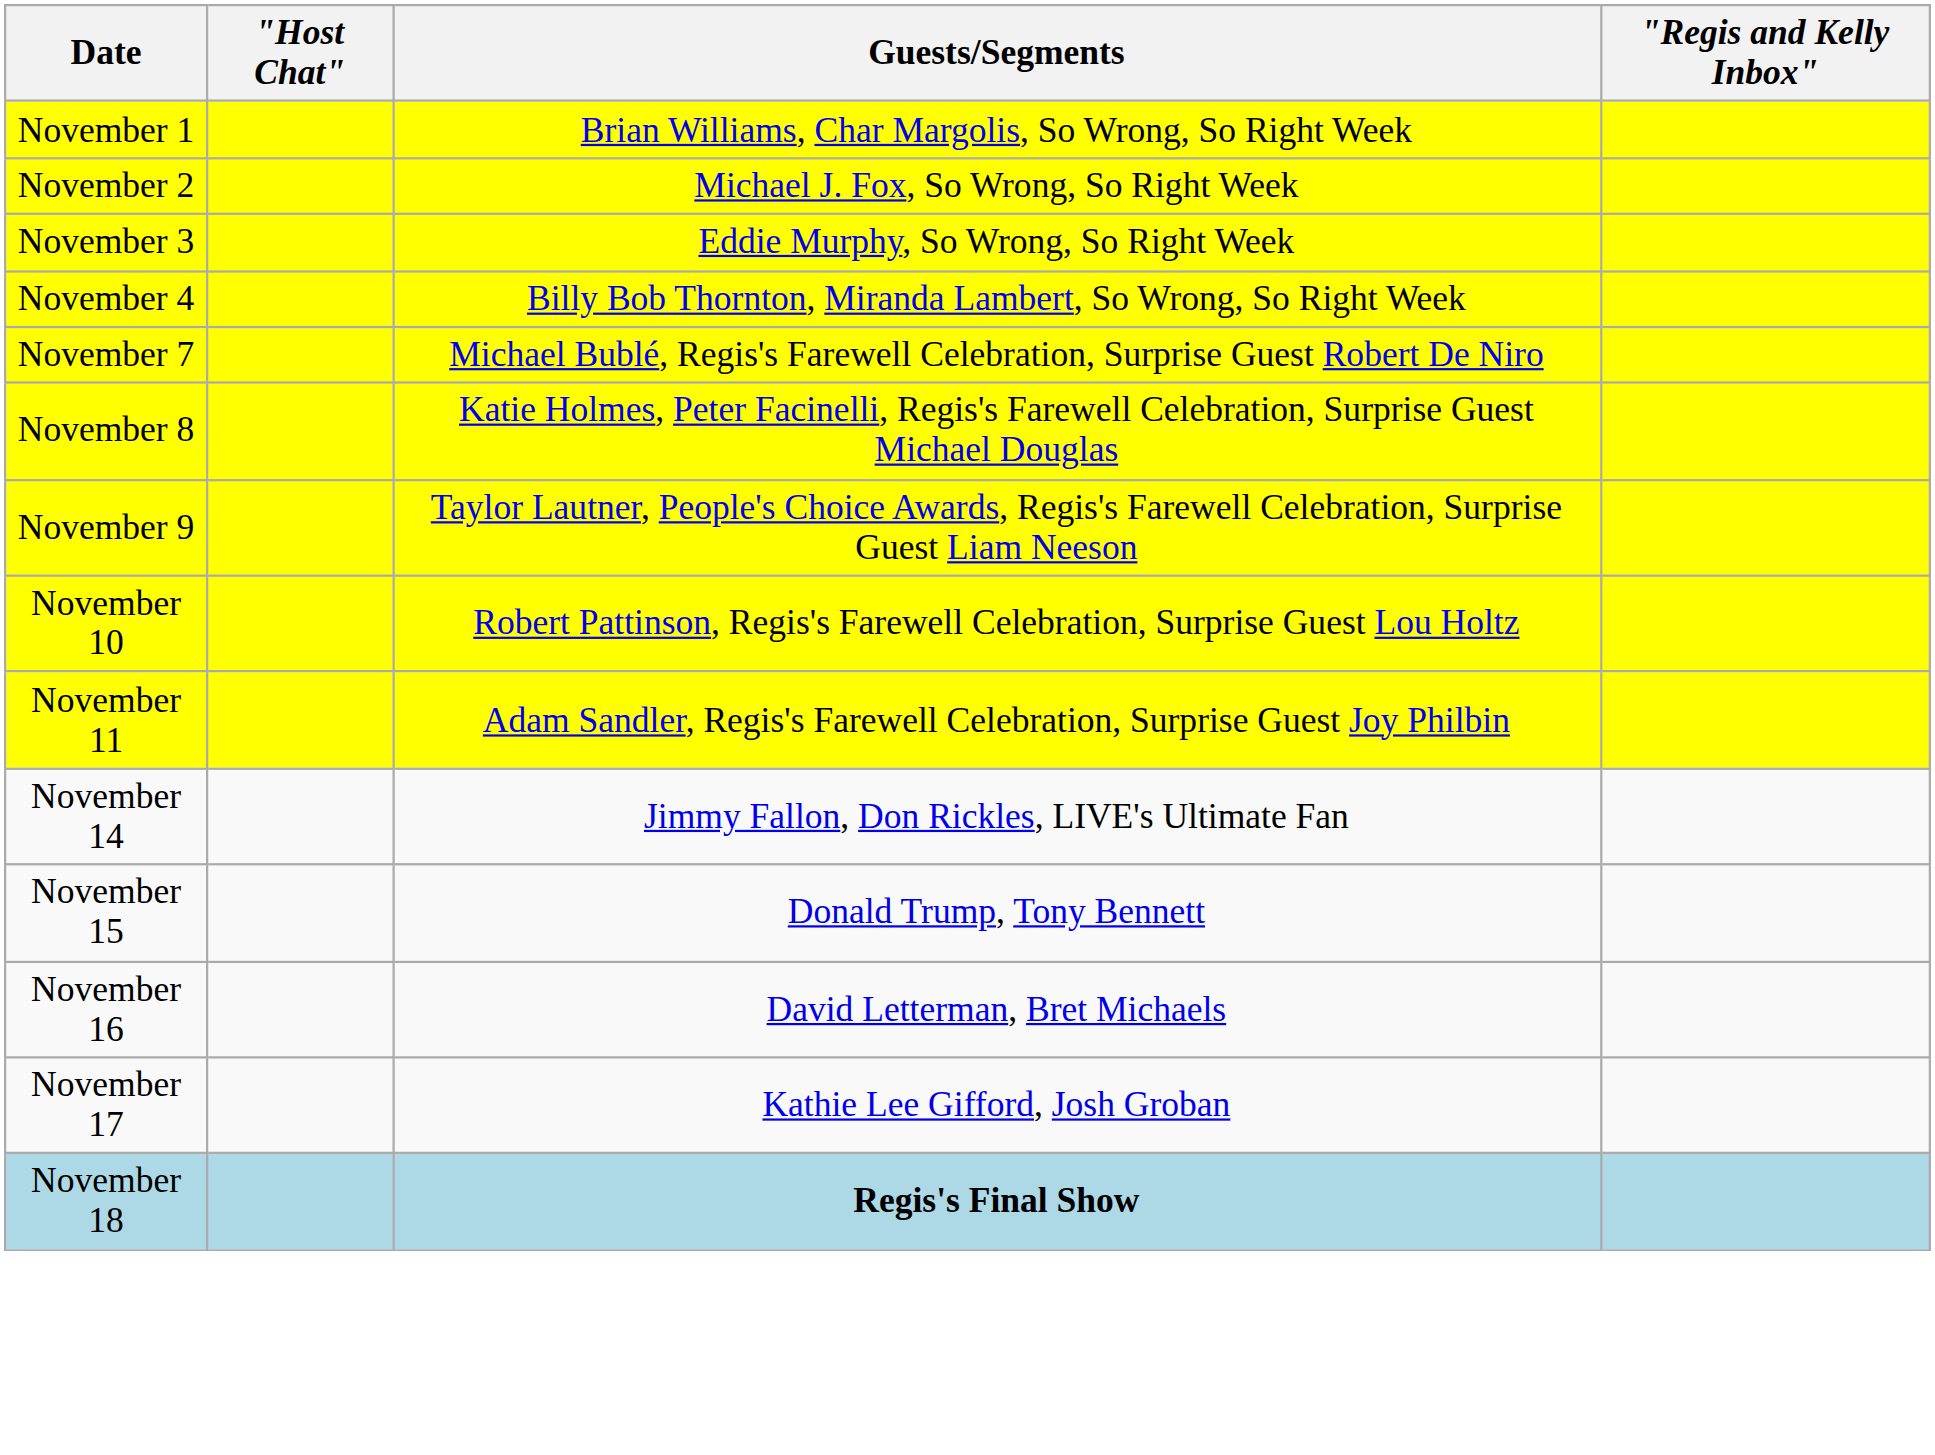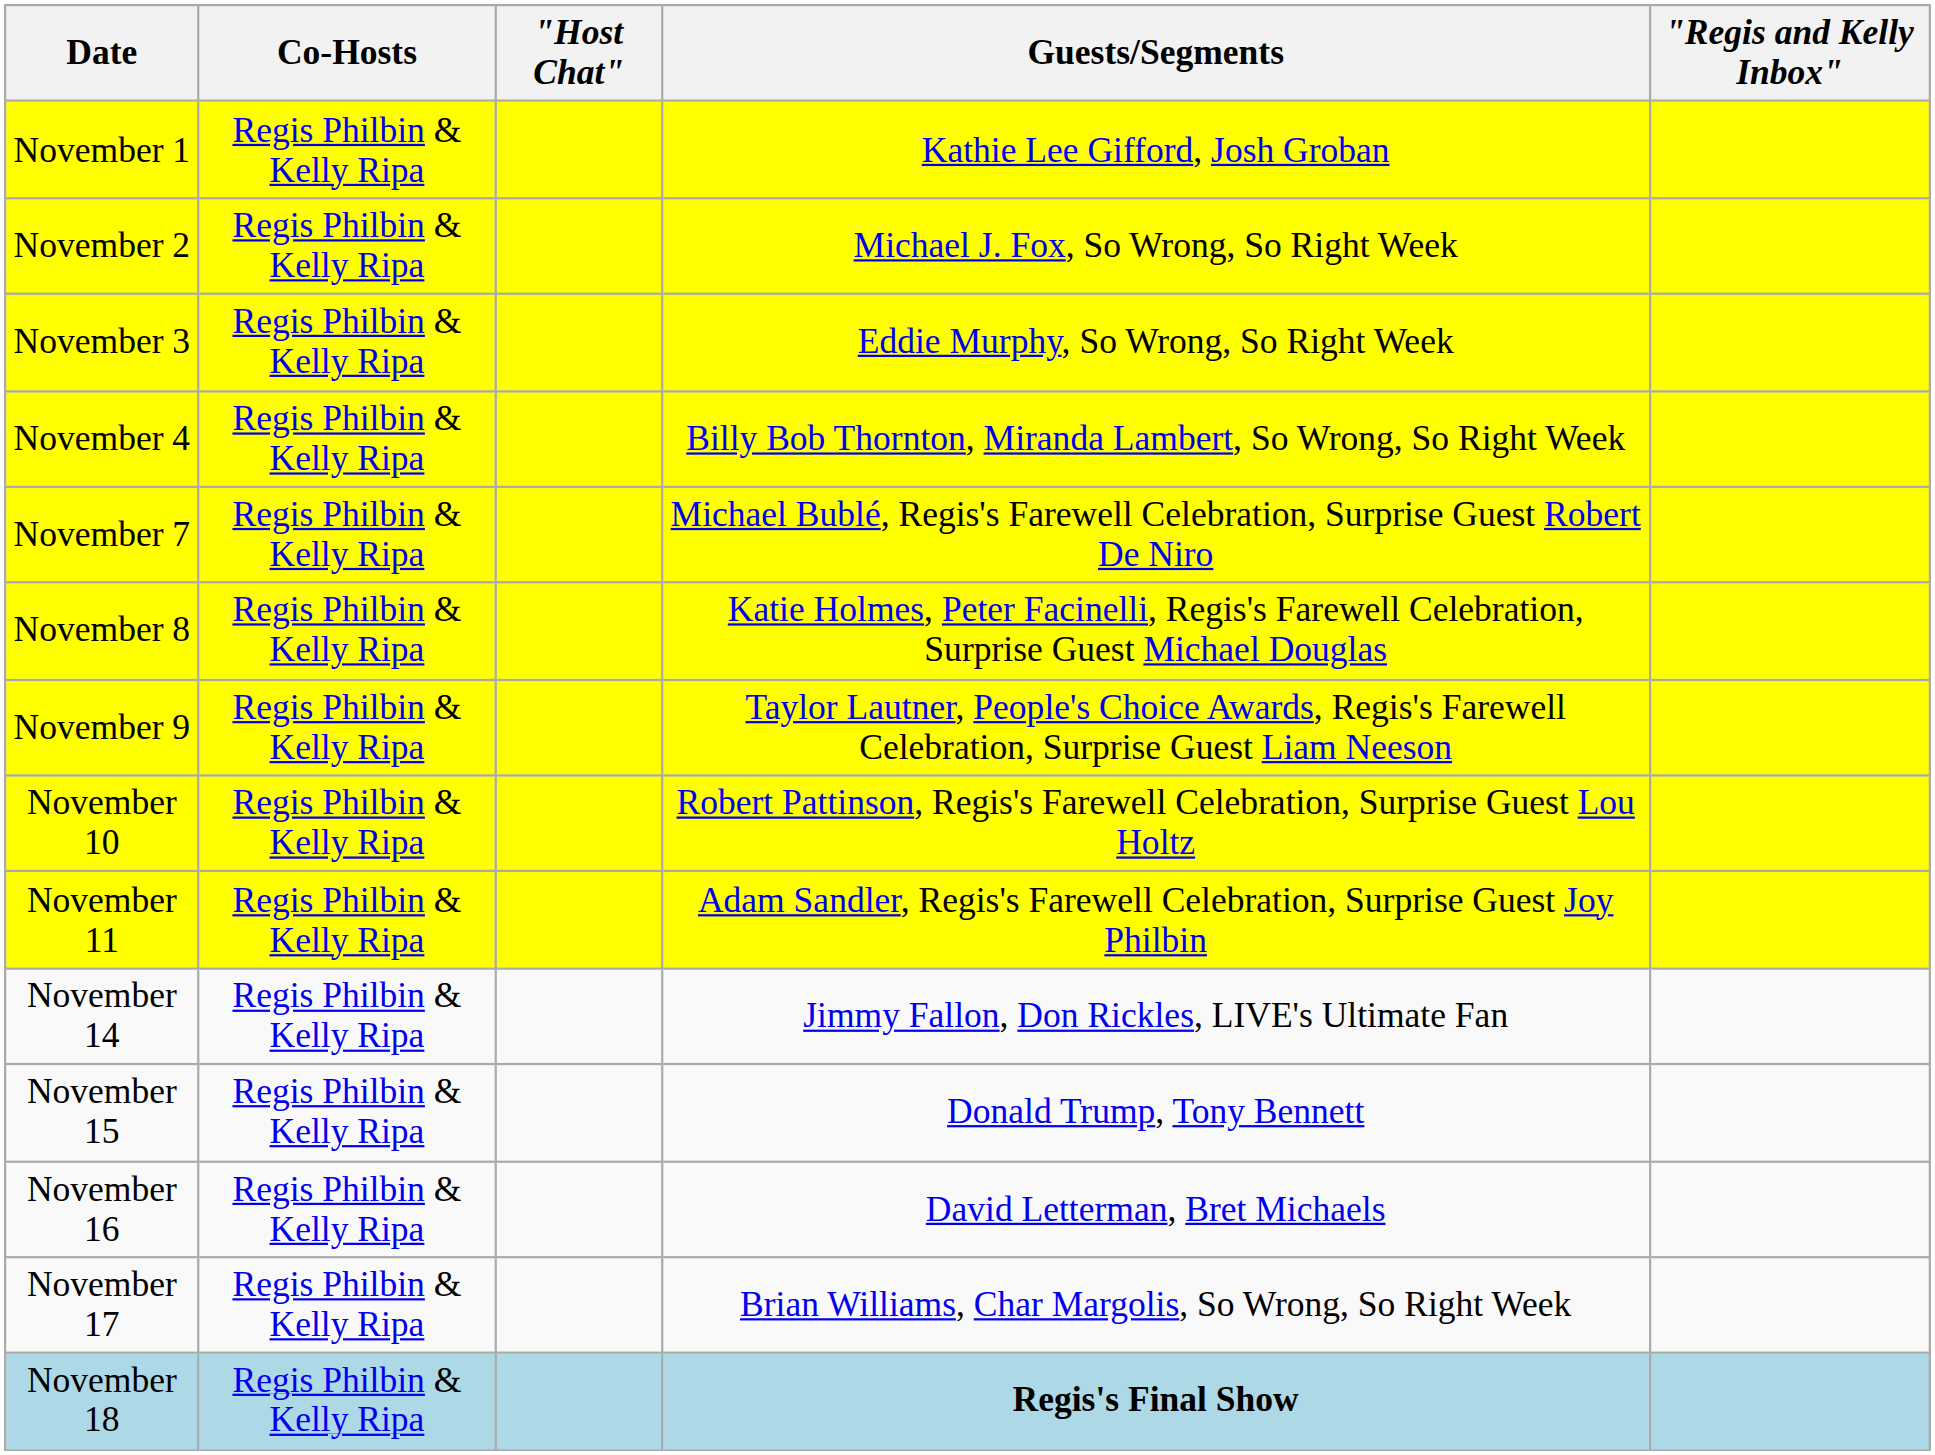+ column: (347, 52)
(996, 128) Brian Williams, Char Margolis, So Wrong, So Right Week -> (1156, 148) Kathie Lee Gifford, Josh Groban
(996, 1104) Kathie Lee Gifford, Josh Groban -> (1156, 1304) Brian Williams, Char Margolis, So Wrong, So Right Week
